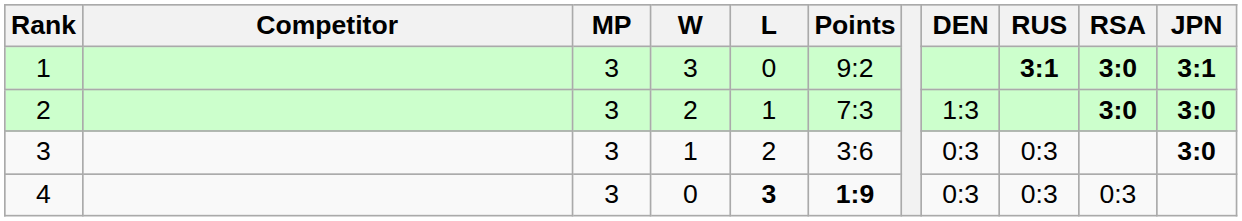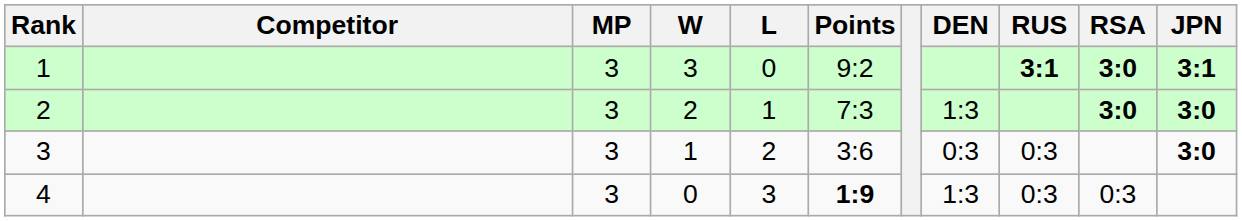(769, 194) bold -> (769, 194) normal
(961, 194) 0:3 -> (961, 194) 1:3
